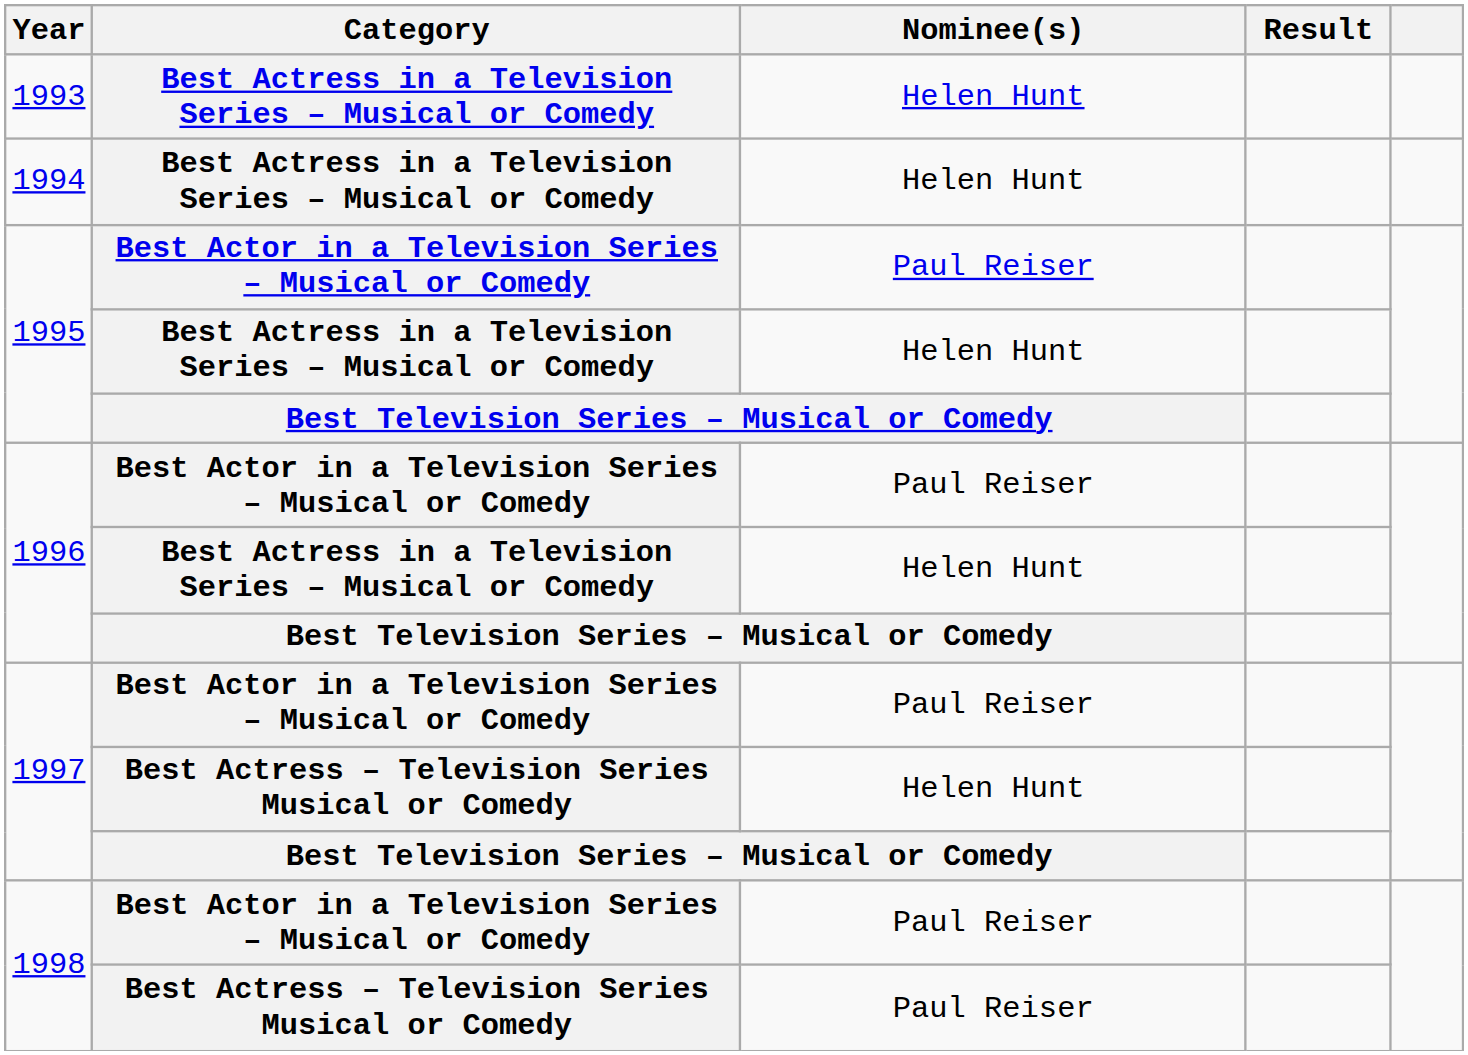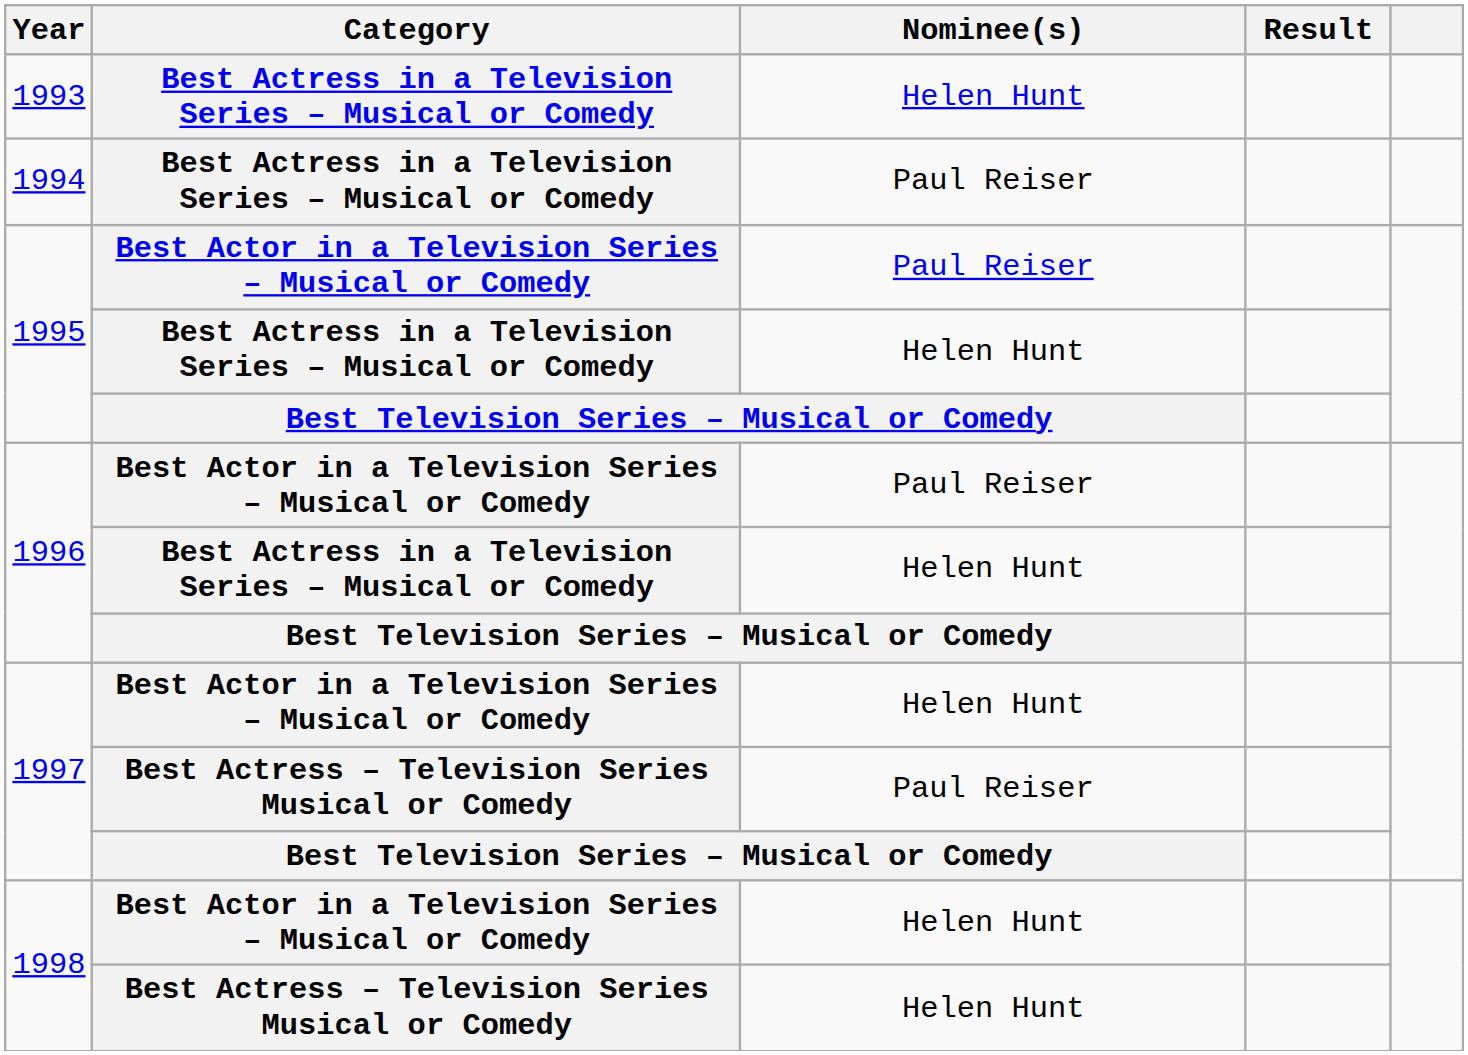(993, 182) Helen Hunt -> (993, 182) Paul Reiser
(993, 704) Paul Reiser -> (993, 704) Helen Hunt
(993, 789) Helen Hunt -> (993, 789) Paul Reiser
(993, 923) Paul Reiser -> (993, 923) Helen Hunt
(993, 1008) Paul Reiser -> (993, 1008) Helen Hunt
